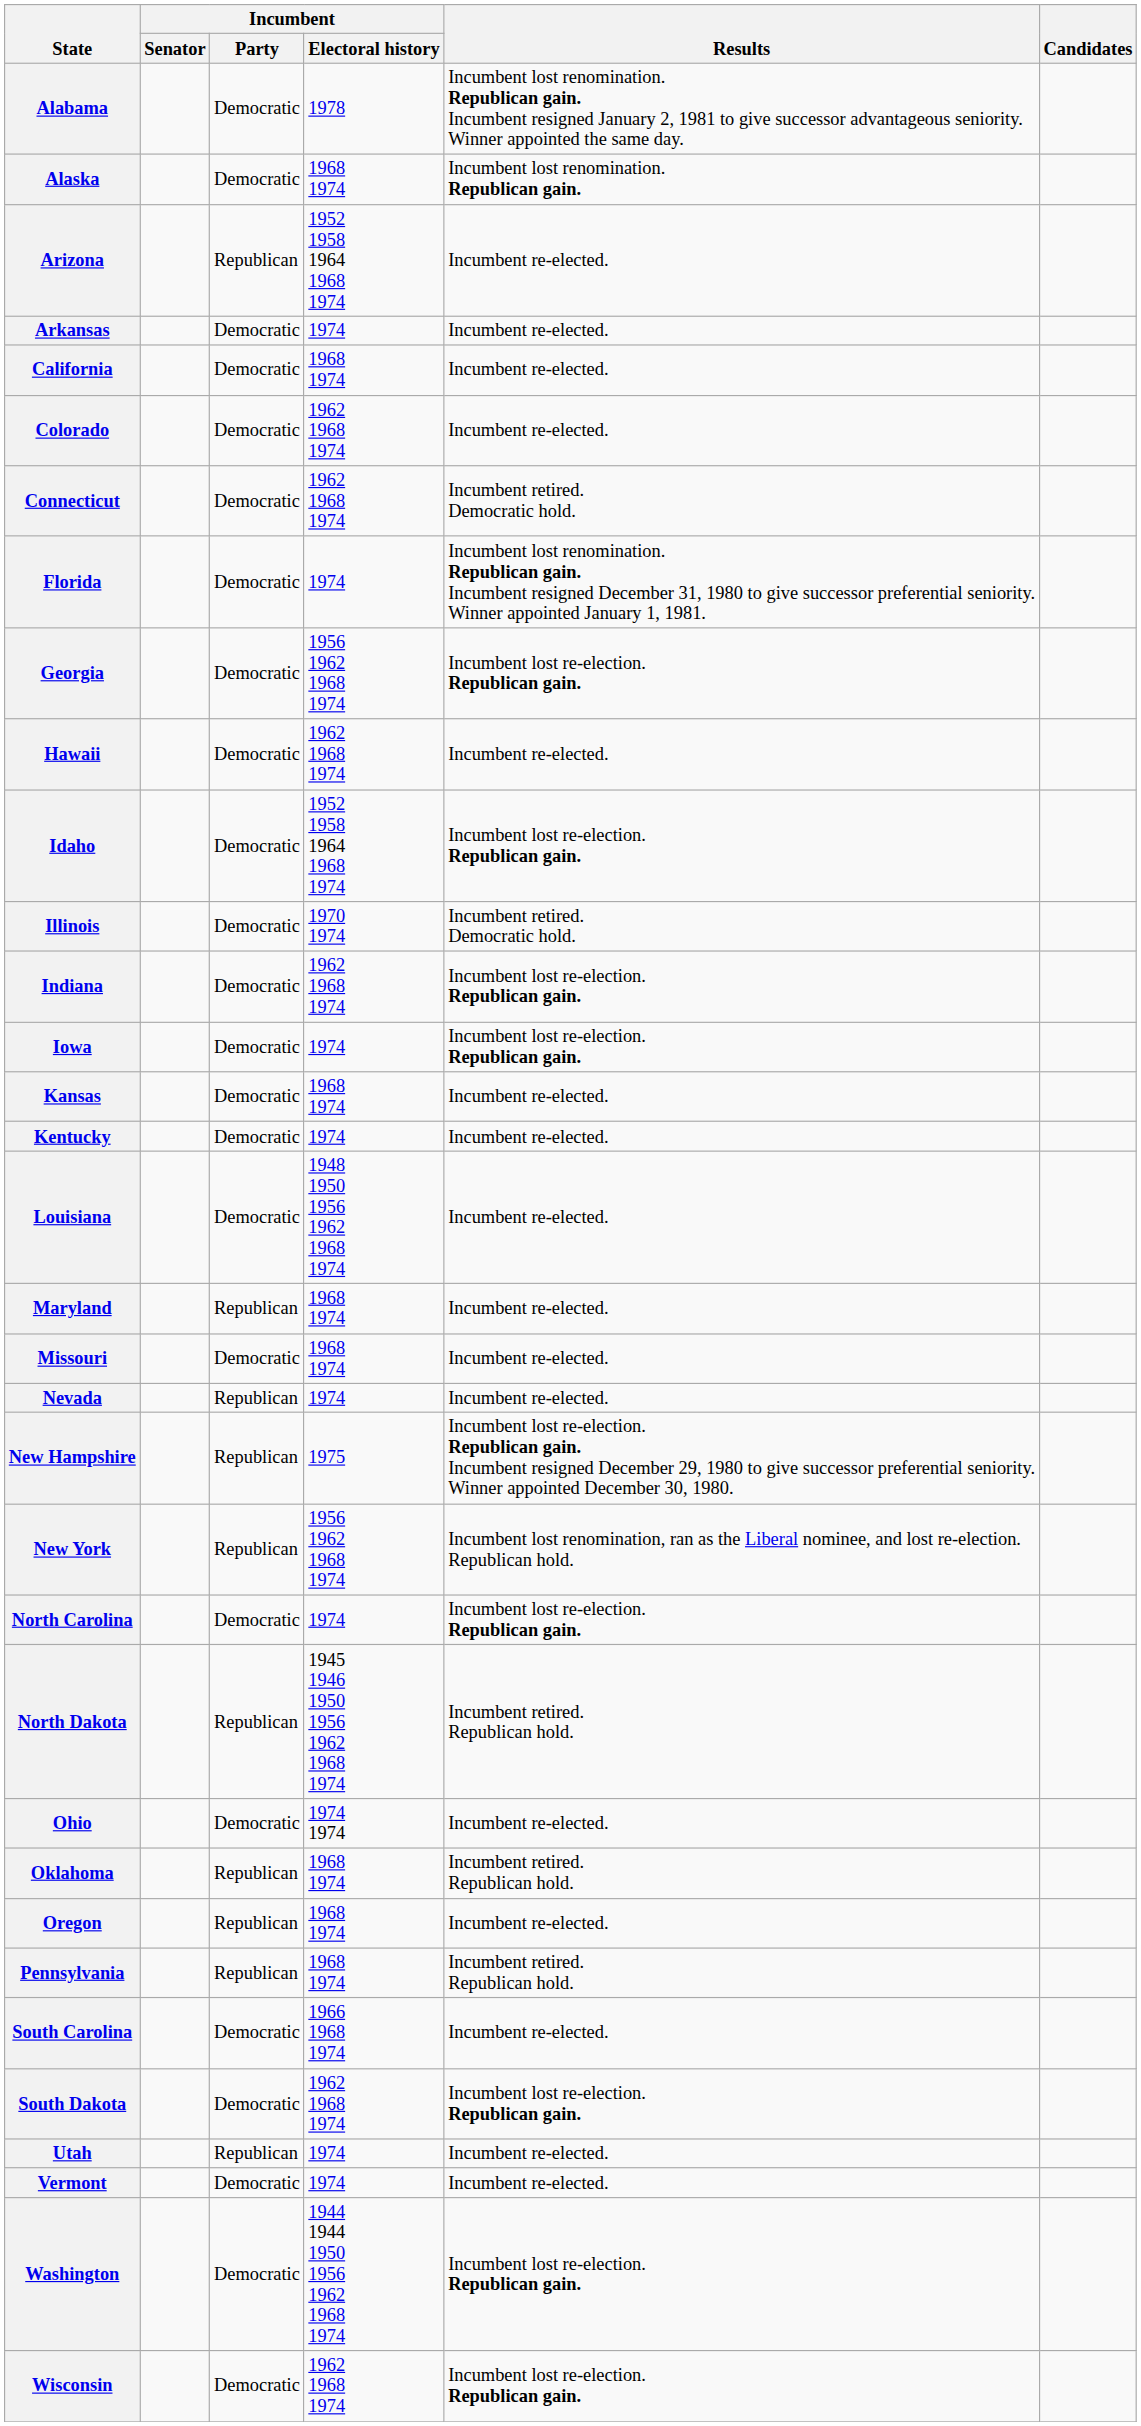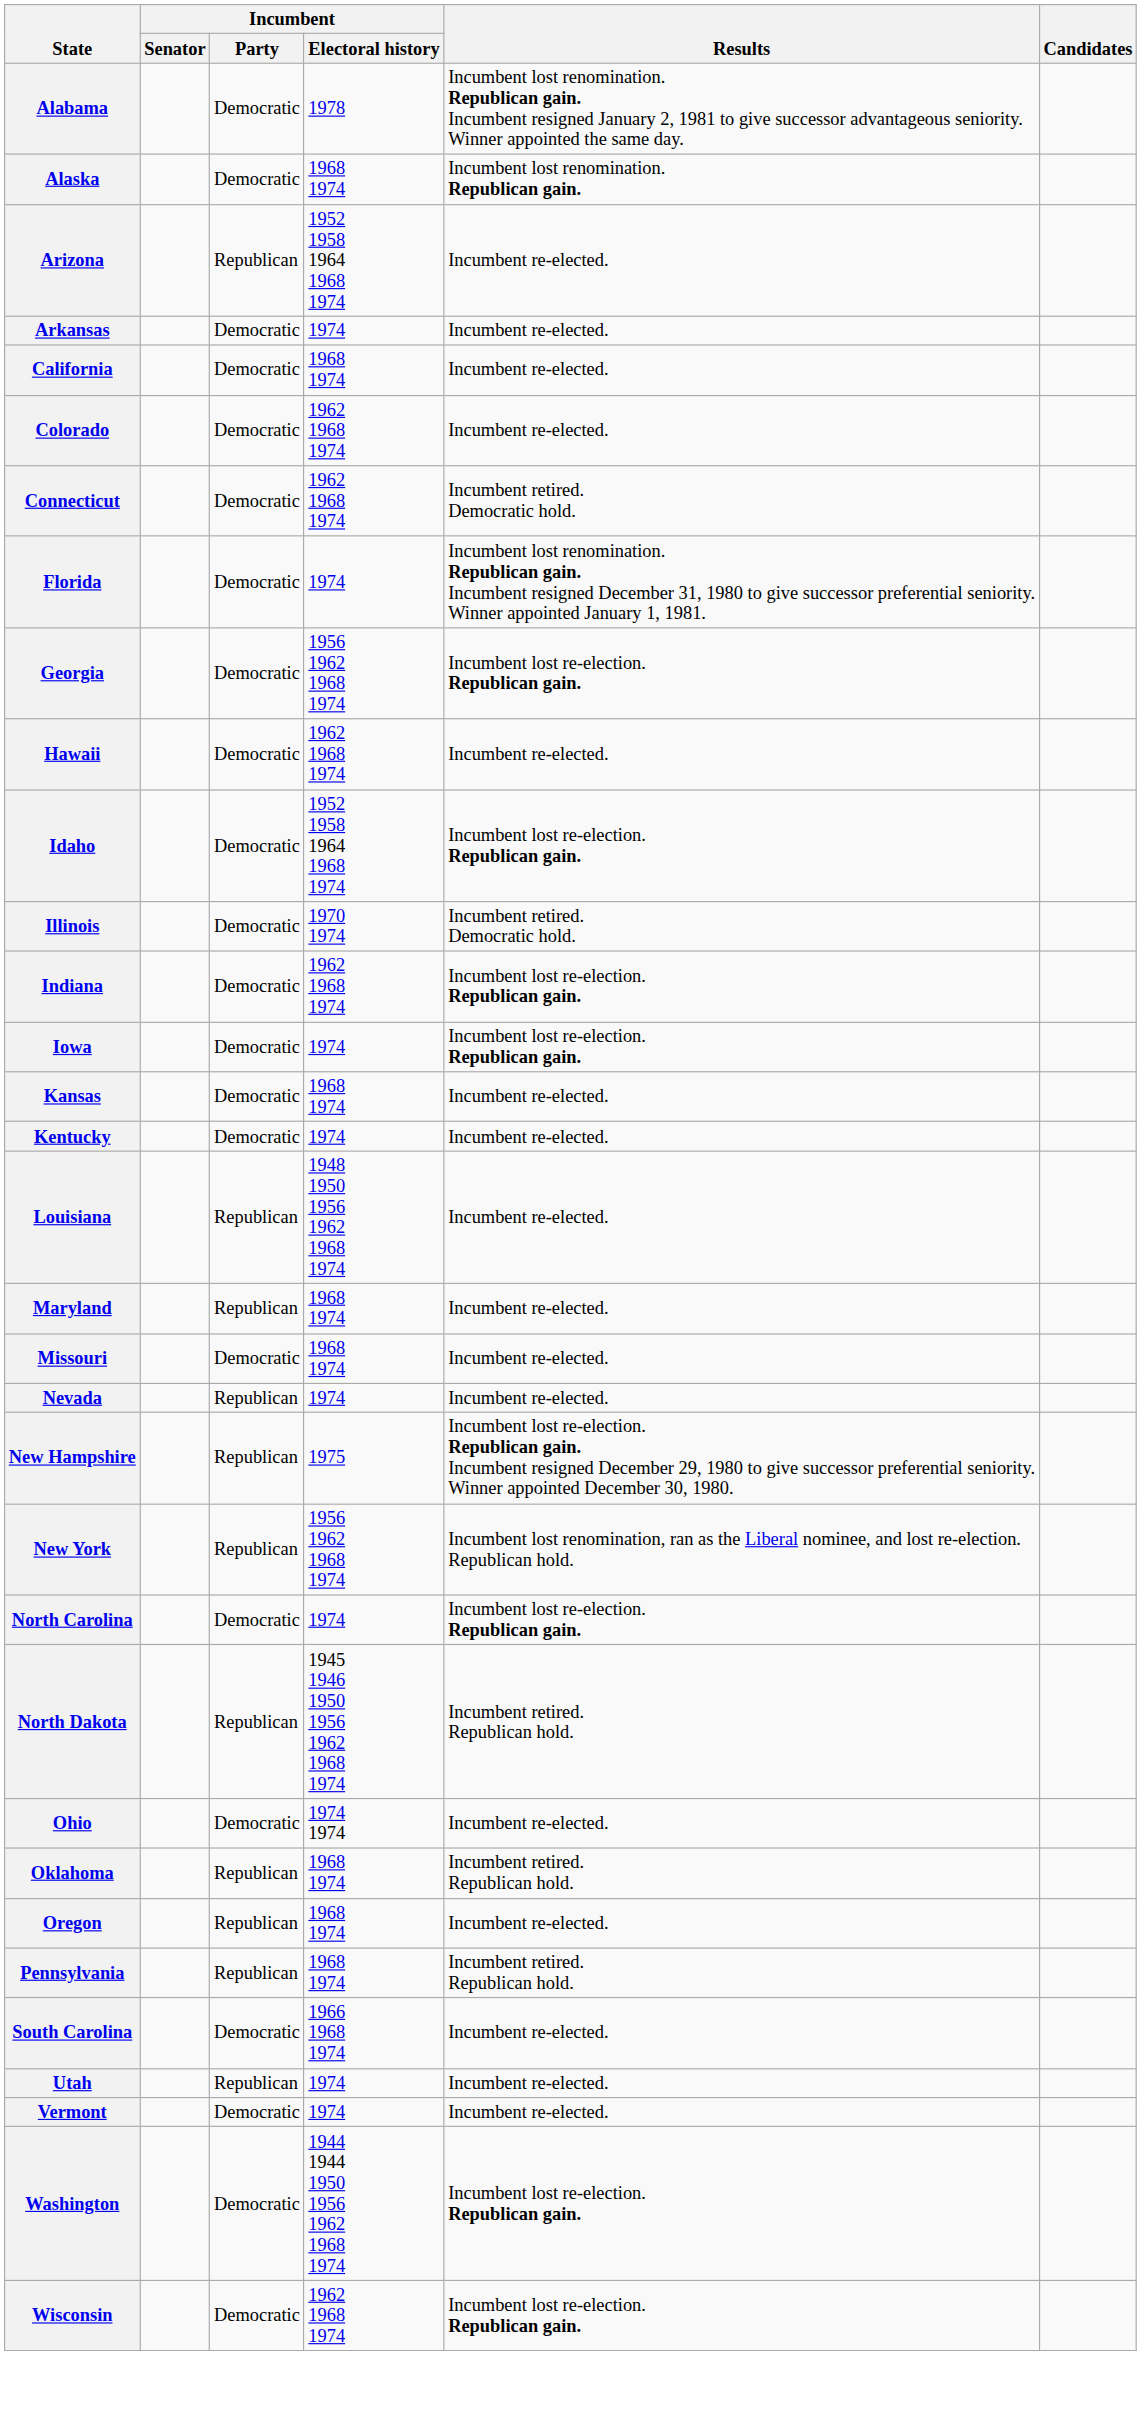(257, 1217) Democratic -> (256, 1217) Republican
- row: (72, 2103)
